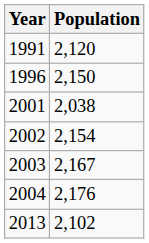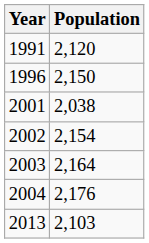(75, 164) 2,167 -> (75, 164) 2,164
(75, 223) 2,102 -> (75, 223) 2,103
